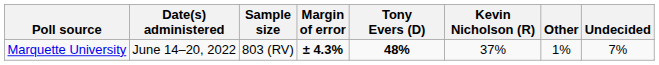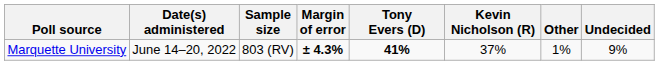(397, 50) 48% -> (397, 50) 41%
(618, 50) 7% -> (618, 50) 9%
